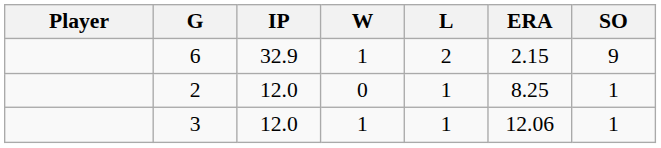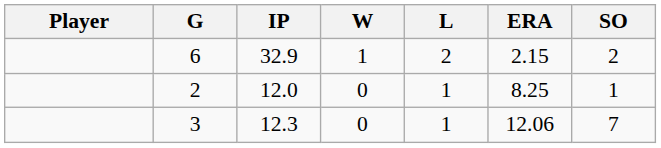(613, 55) 9 -> (613, 55) 2
(279, 124) 12.0 -> (279, 124) 12.3
(362, 124) 1 -> (362, 124) 0
(613, 124) 1 -> (613, 124) 7
